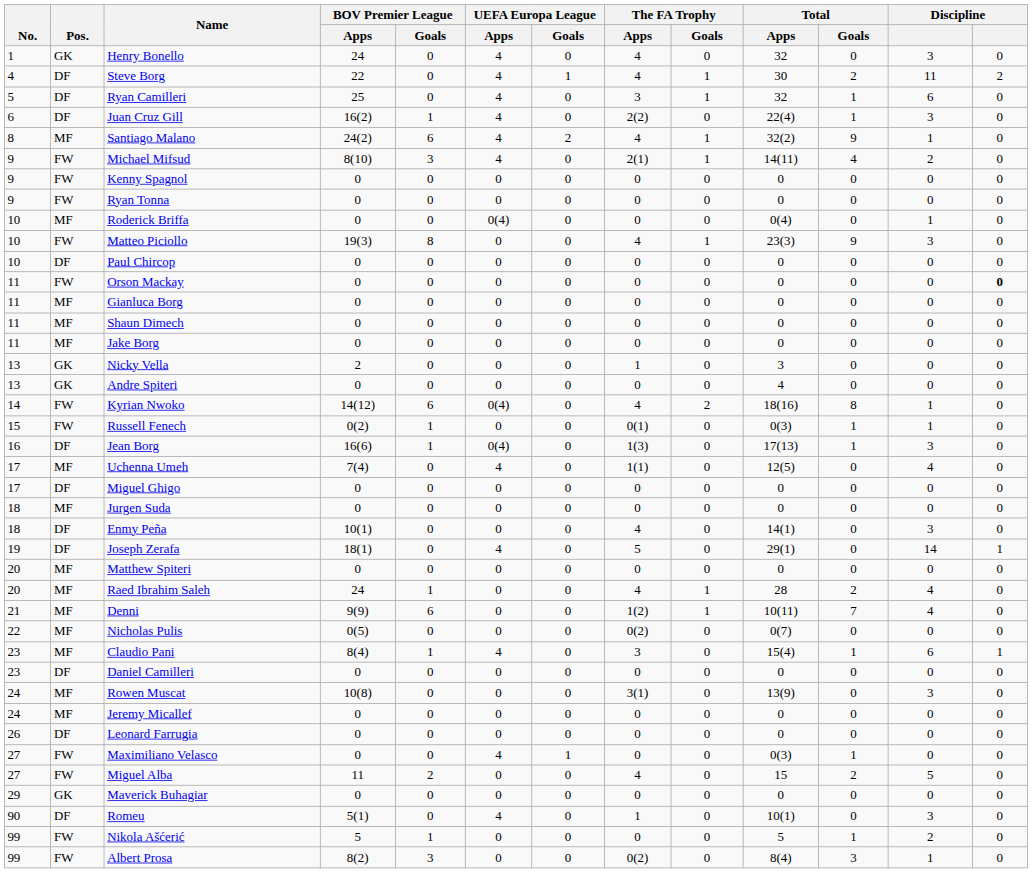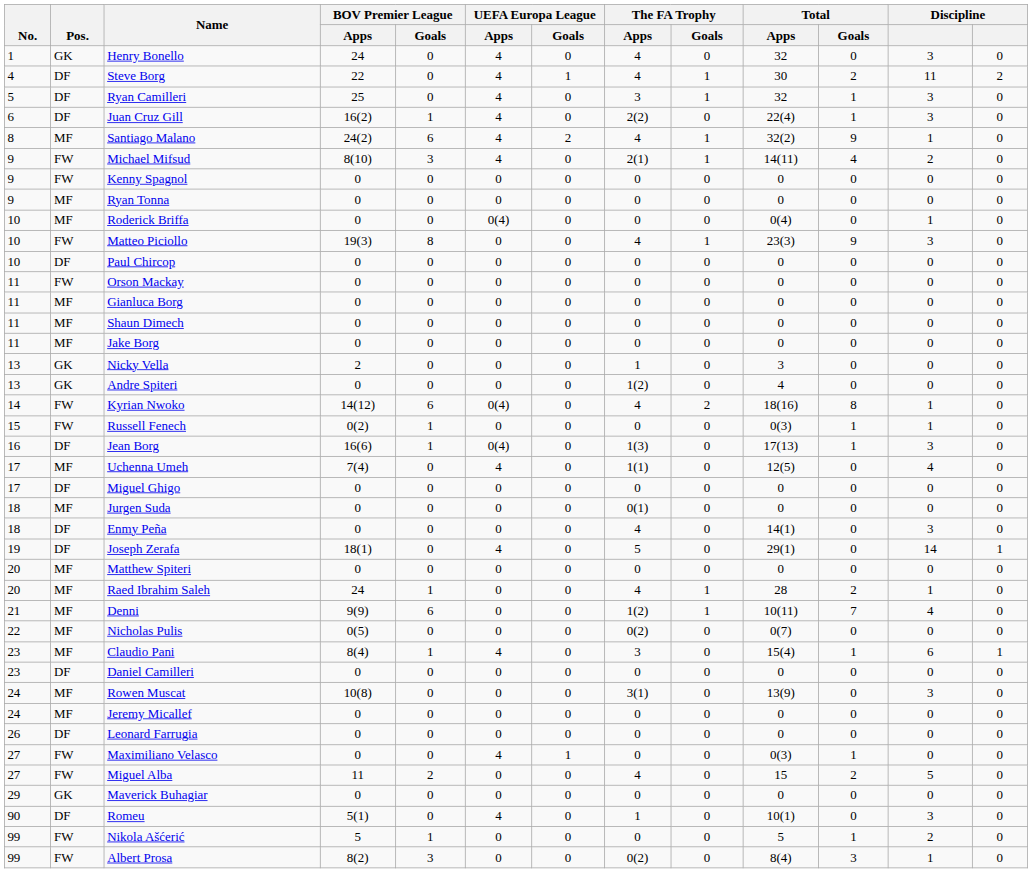(930, 96) 6 -> (930, 96) 3
(64, 199) FW -> (63, 199) MF
(1000, 281) bold -> (1000, 281) normal
(638, 384) 0 -> (638, 384) 1(2)
(638, 425) 0(1) -> (638, 425) 0
(638, 508) 0 -> (638, 508) 0(1)
(358, 528) 10(1) -> (358, 528) 0
(930, 590) 4 -> (930, 590) 1
